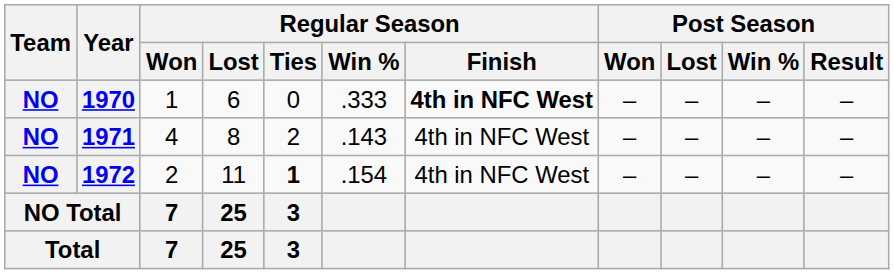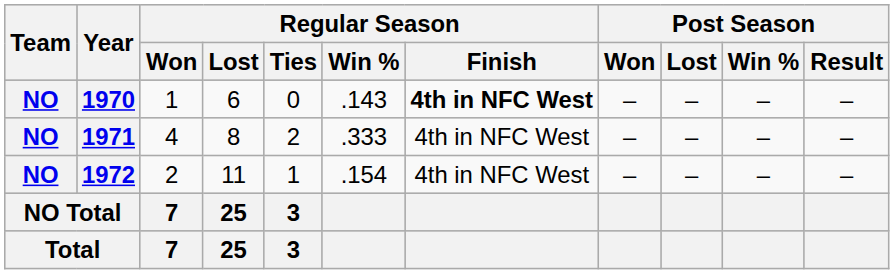(364, 99) .333 -> (364, 99) .143
(364, 137) .143 -> (364, 137) .333
(293, 175) bold -> (293, 175) normal
